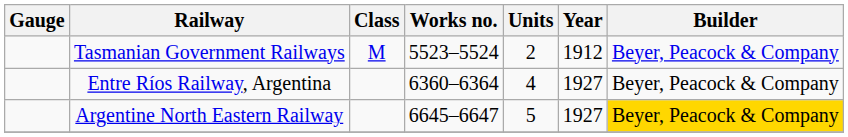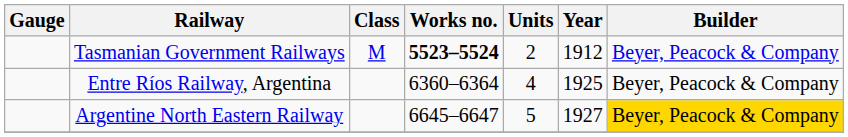(454, 52) normal -> (454, 52) bold
(583, 83) 1927 -> (583, 83) 1925
